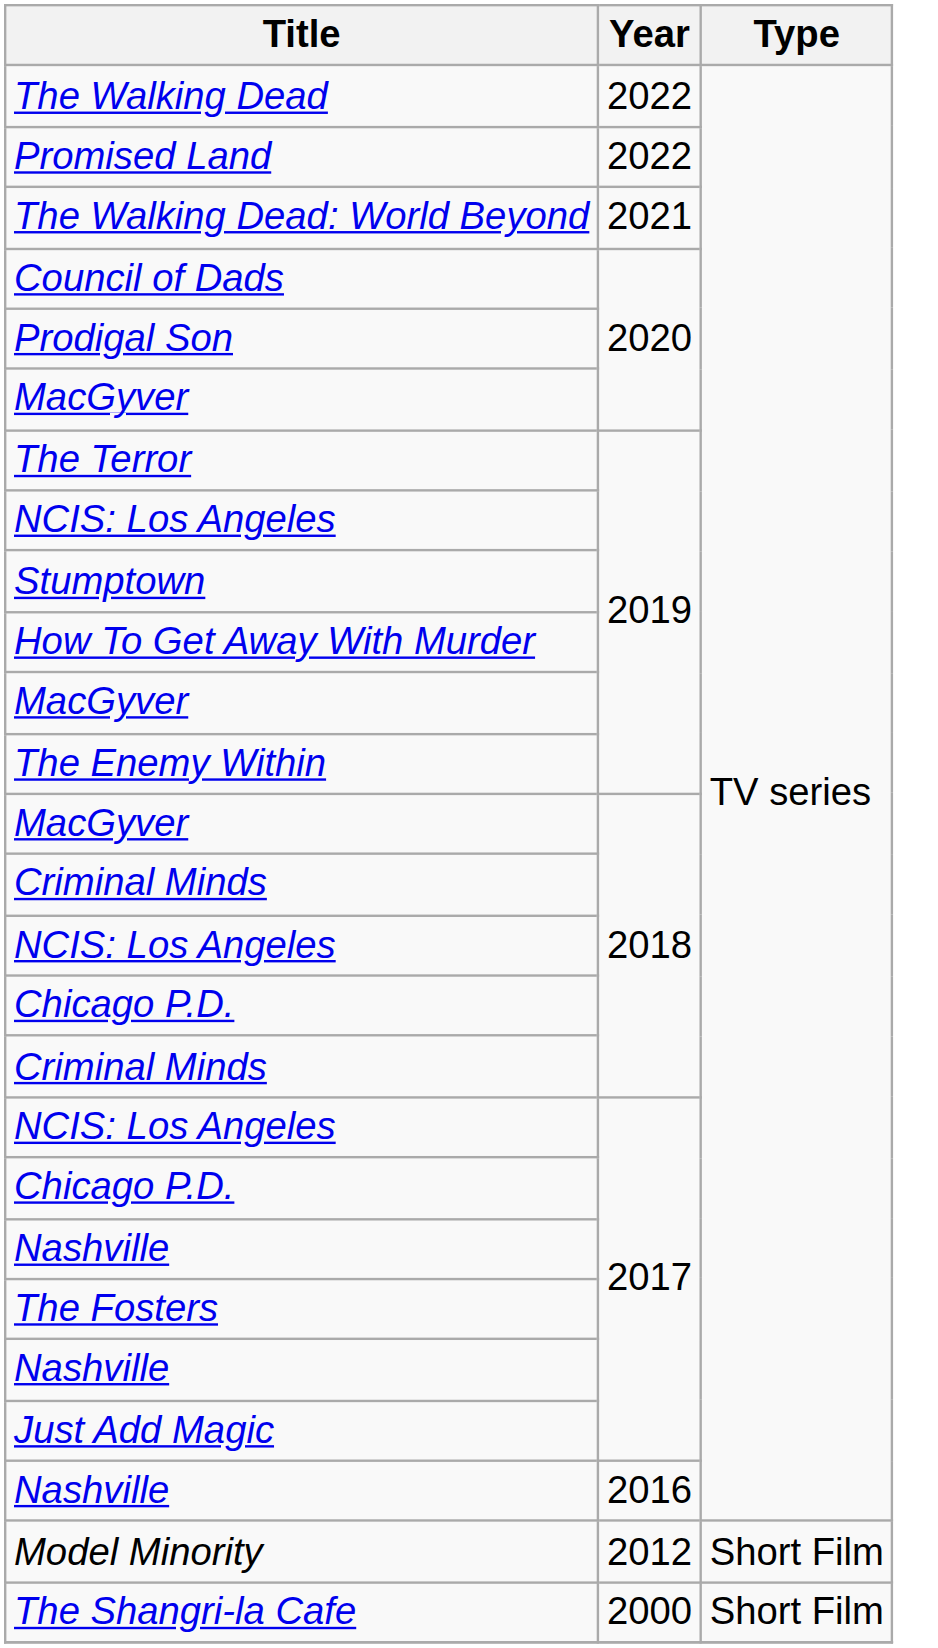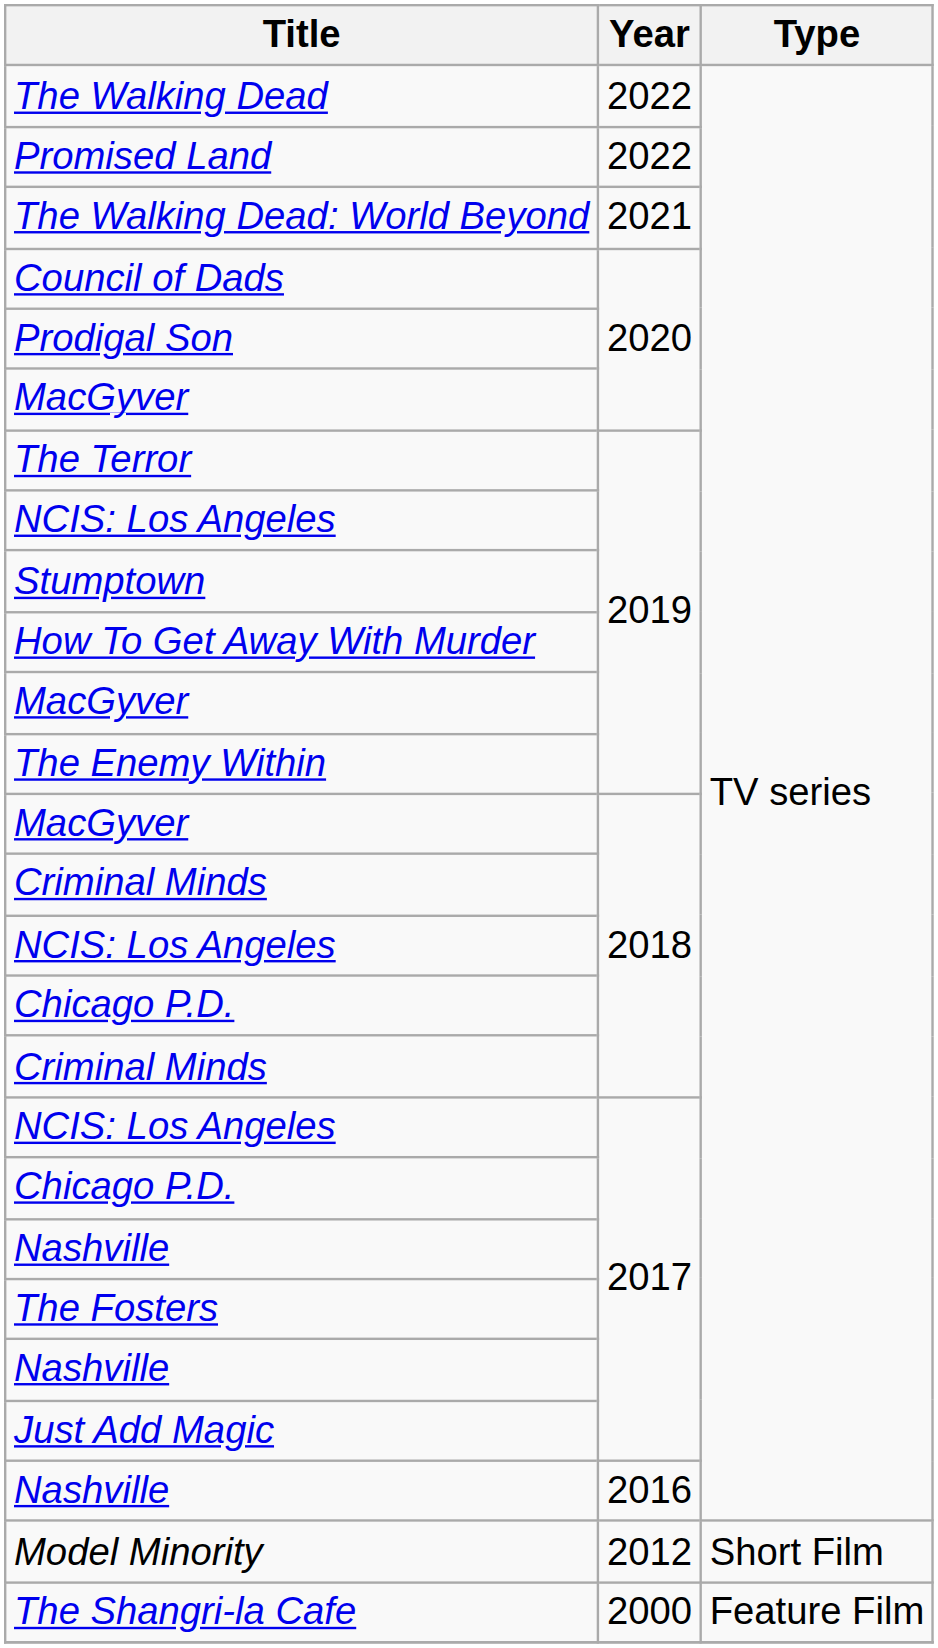(797, 1611) Short Film -> (817, 1611) Feature Film
